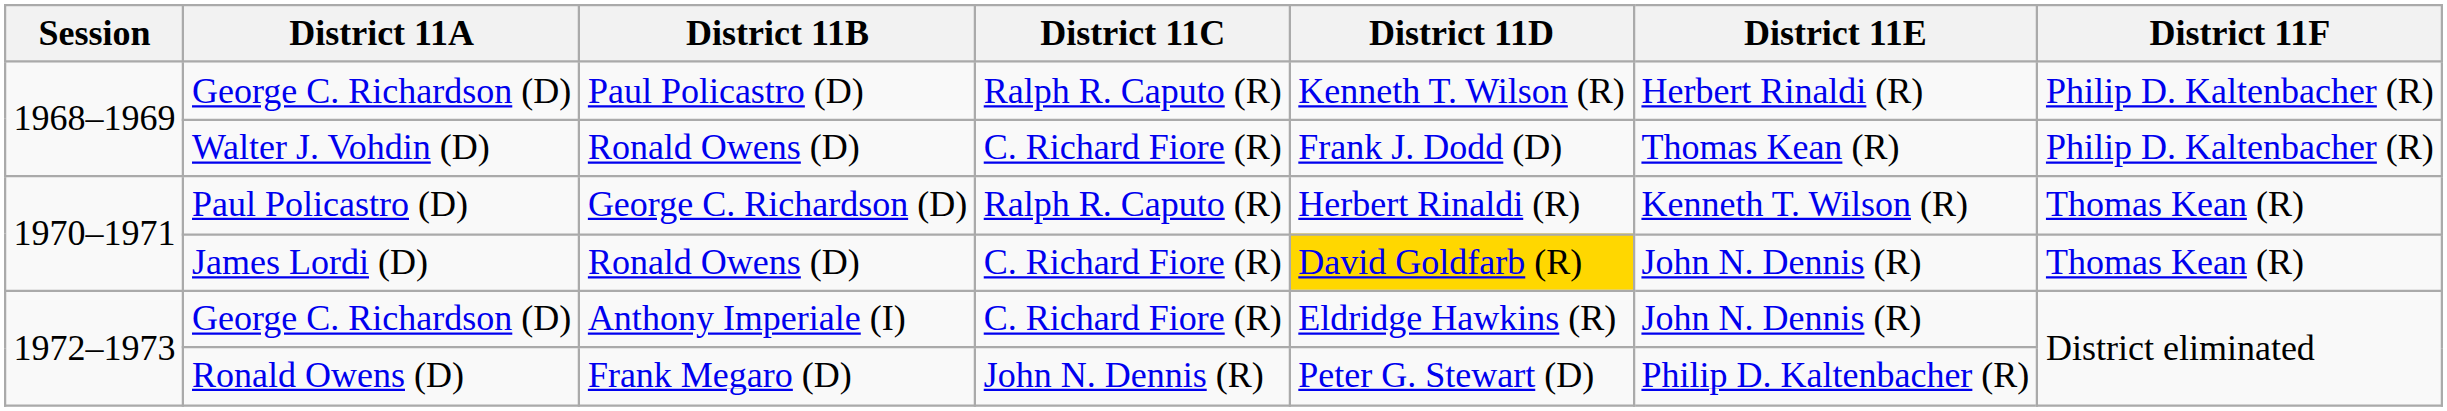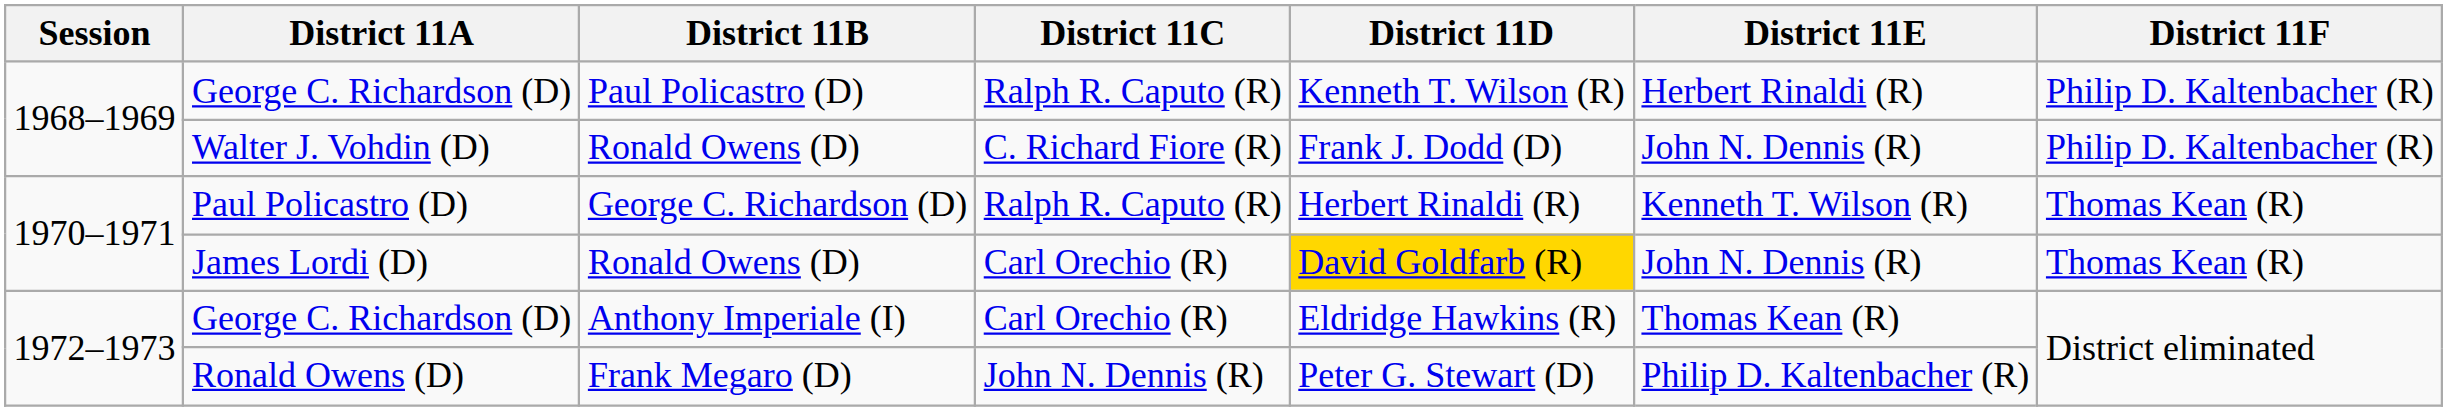(1770, 147) Thomas Kean (R) -> (1781, 147) John N. Dennis (R)
(1133, 261) C. Richard Fiore (R) -> (1106, 261) Carl Orechio (R)
(1133, 318) C. Richard Fiore (R) -> (1106, 318) Carl Orechio (R)
(1781, 318) John N. Dennis (R) -> (1770, 318) Thomas Kean (R)
